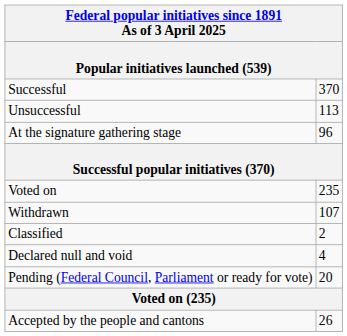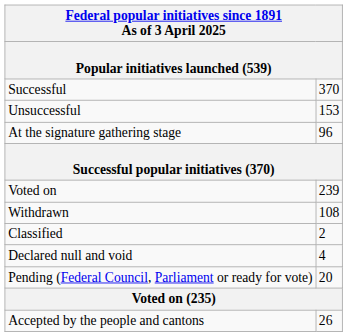(329, 111) 113 -> (329, 111) 153
(329, 191) 235 -> (329, 191) 239
(329, 212) 107 -> (329, 212) 108
